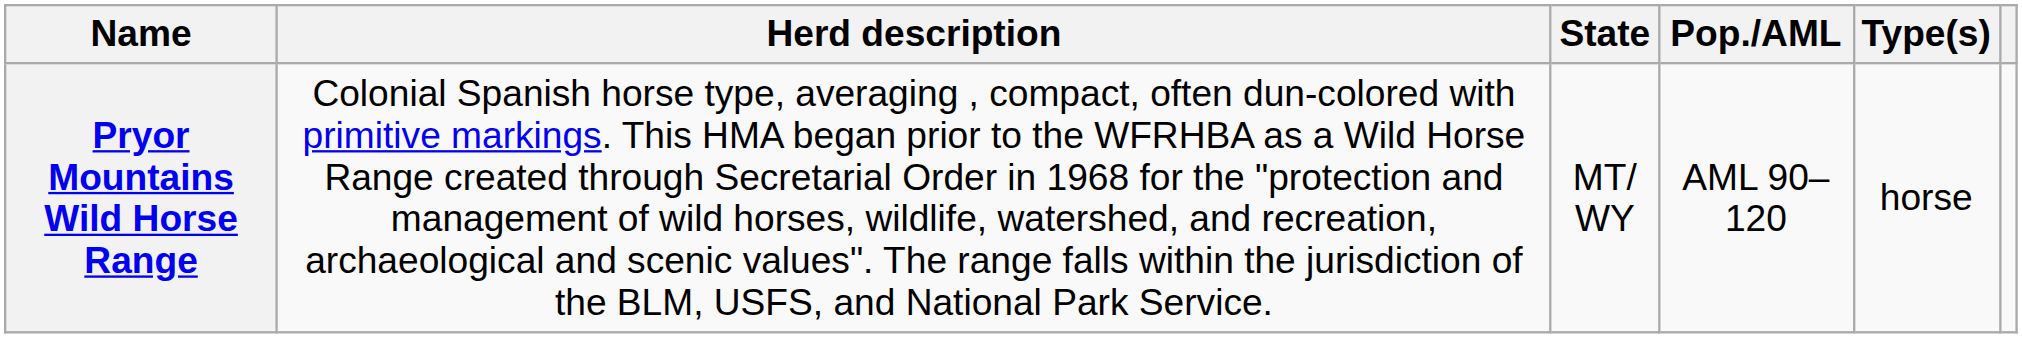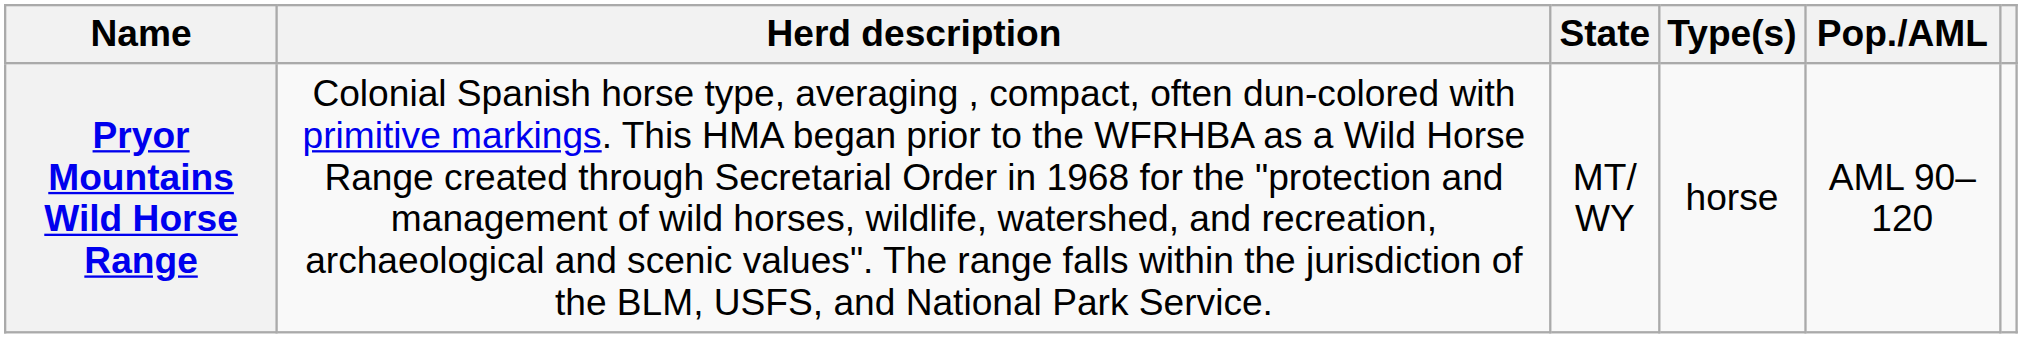columns swapped: (1926, 33) <-> (1756, 33)
